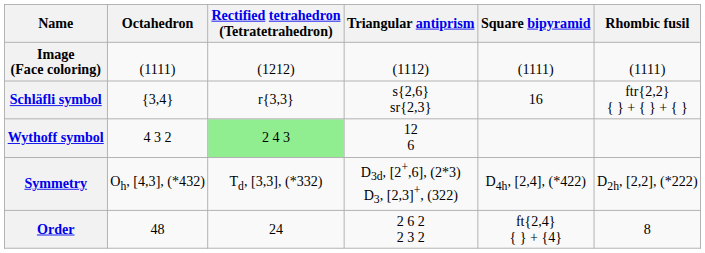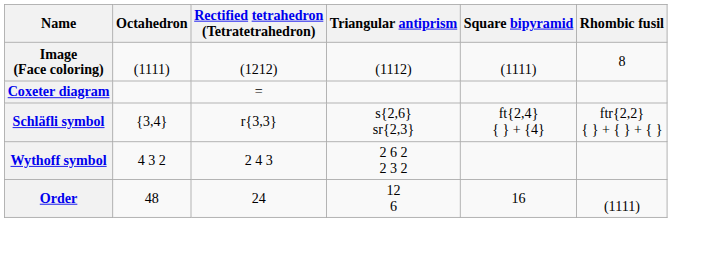(647, 69) (1111) -> (622, 61) 8
+ row: (59, 92)
(536, 99) 16 -> (519, 122) ft{2,4} { } + {4}
(276, 138) lightgreen background -> (259, 160) no background
(411, 138) 12 6 -> (394, 160) 2 6 2 2 3 2
- row: (56, 183)
(411, 229) 2 6 2 2 3 2 -> (394, 198) 12 6
(536, 229) ft{2,4} { } + {4} -> (519, 198) 16
(647, 229) 8 -> (622, 206) (1111)
